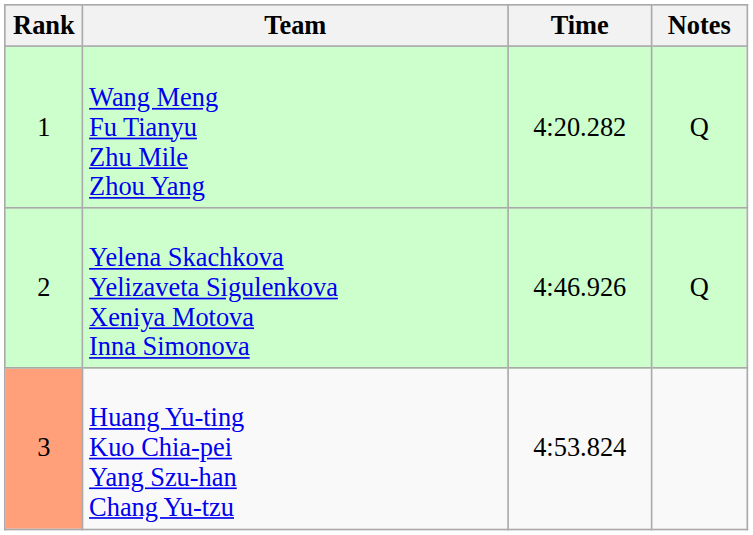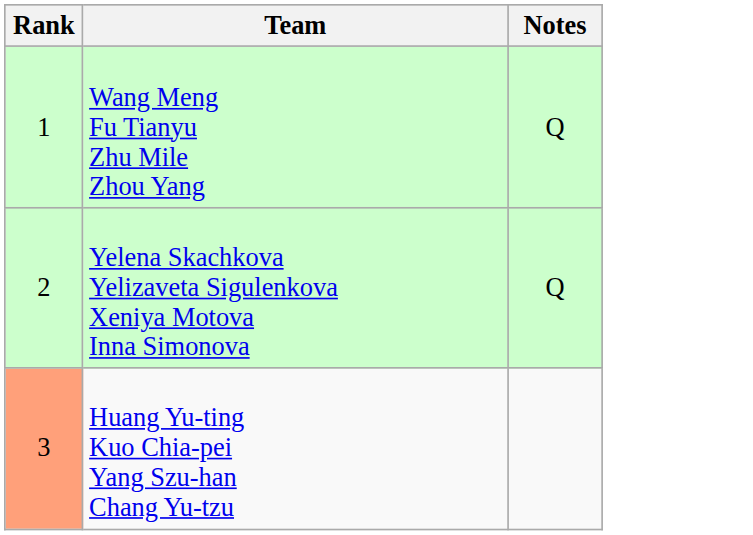- column: (580, 25)
